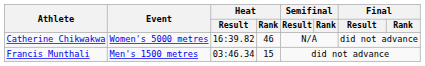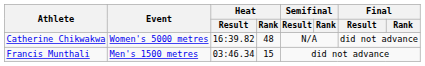(268, 40) 46 -> (268, 40) 48
